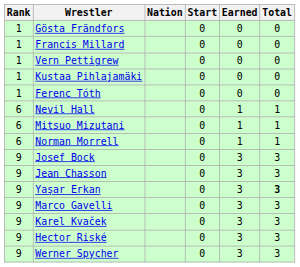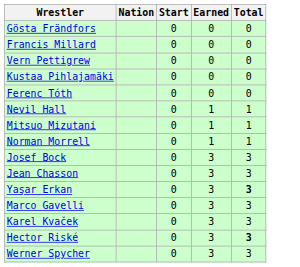- column: (19, 12)
(277, 238) normal -> (249, 238) bold
